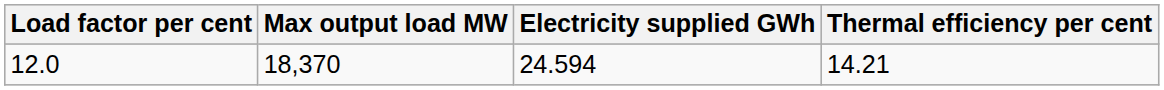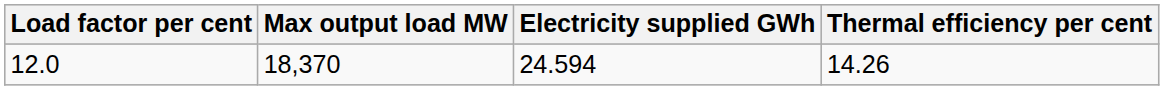(858, 64) 14.21 -> (858, 64) 14.26
